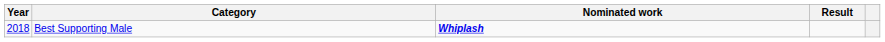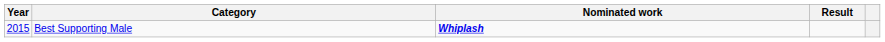(18, 28) 2018 -> (18, 28) 2015
